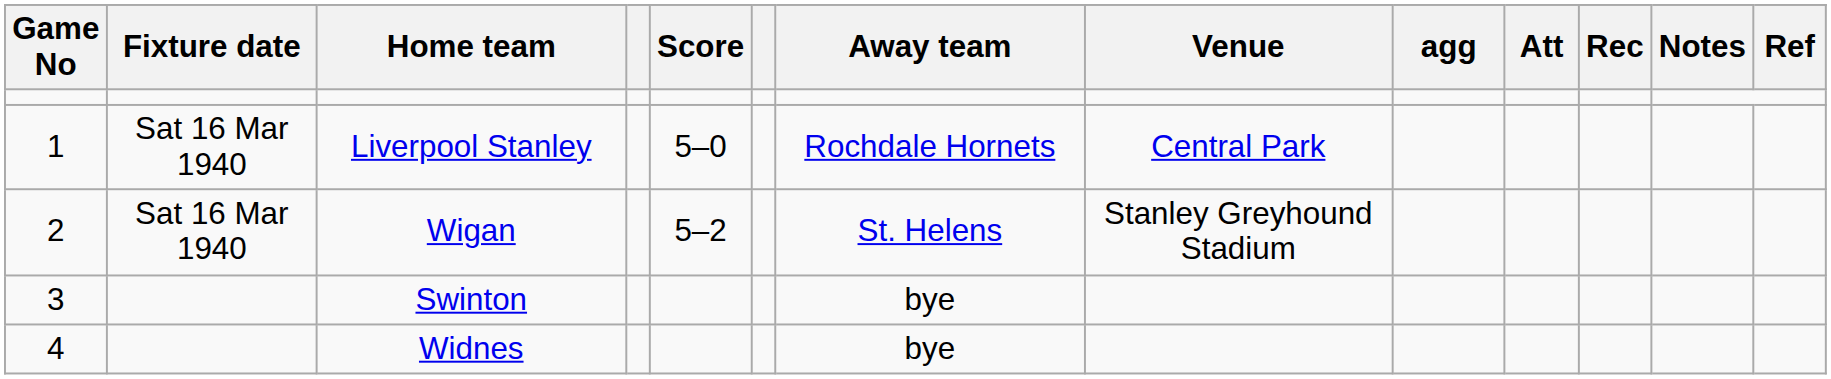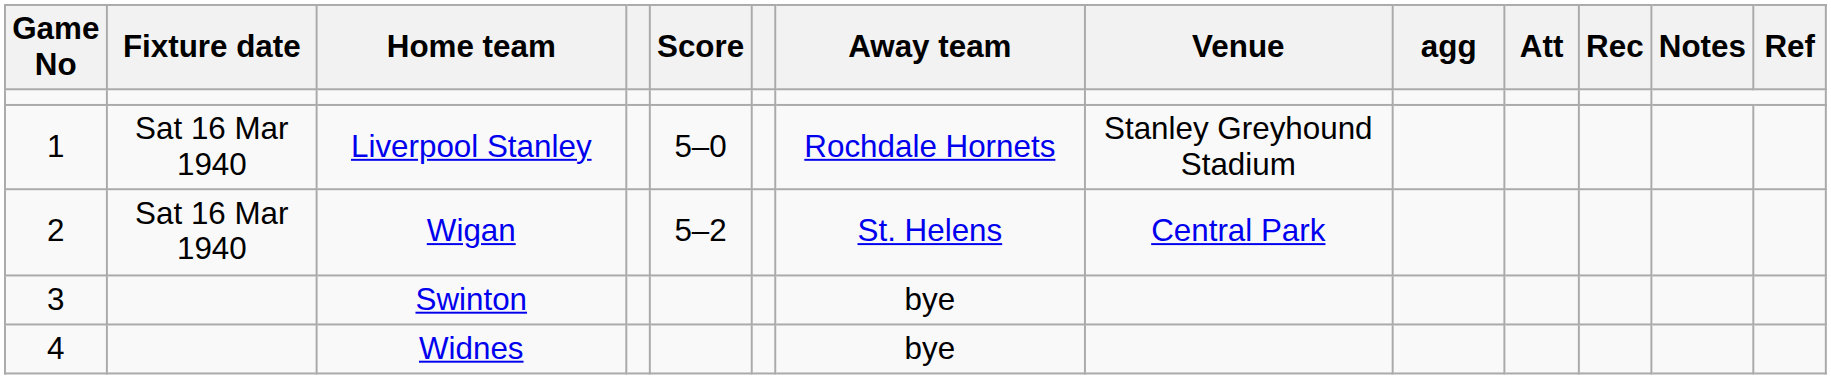(1238, 146) Central Park -> (1238, 146) Stanley Greyhound Stadium
(1238, 231) Stanley Greyhound Stadium -> (1238, 231) Central Park
